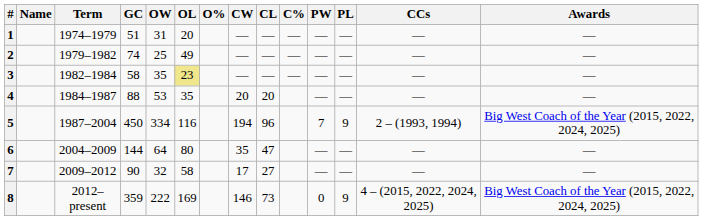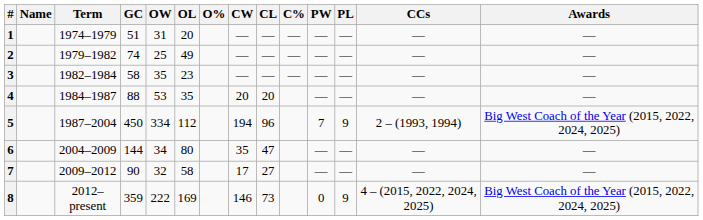(187, 75) khaki background -> (187, 75) no background
(187, 123) 116 -> (187, 123) 112
(160, 150) 64 -> (160, 150) 34
